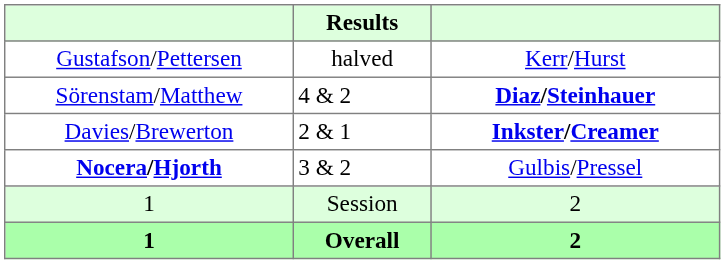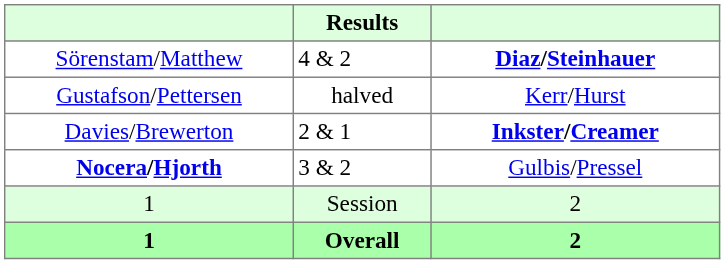rows swapped: (149, 58) <-> (149, 95)
